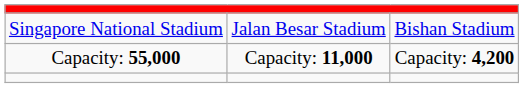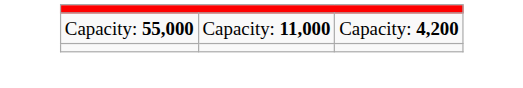- row: (116, 28)
